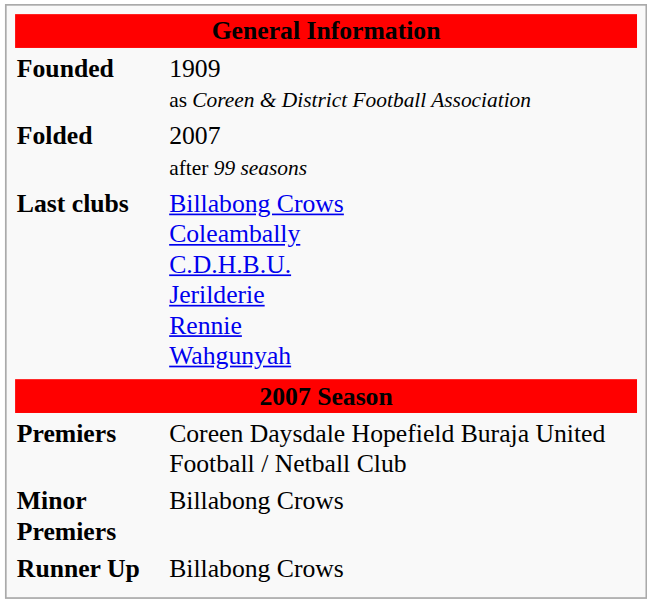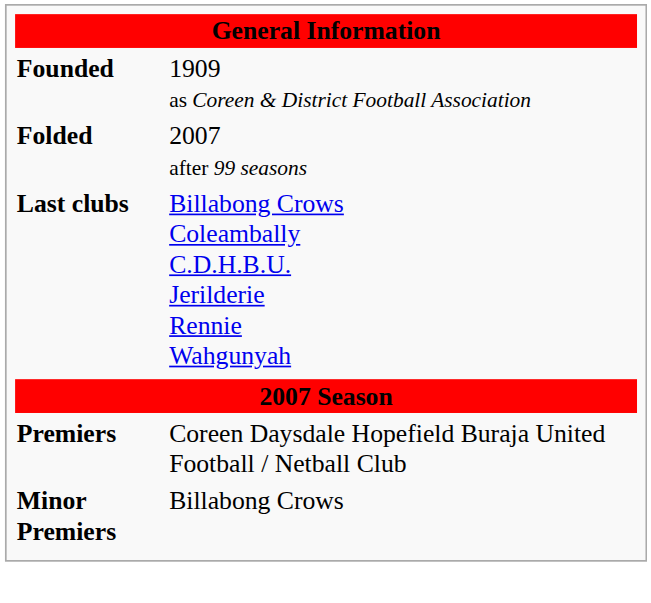- row: (78, 568)
